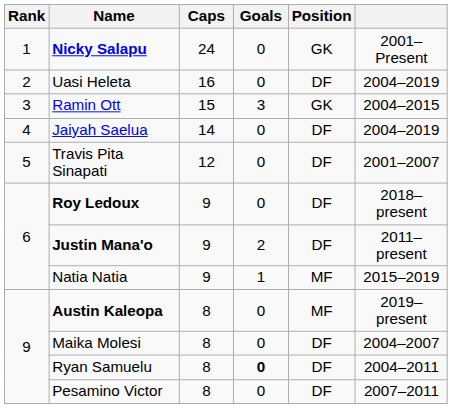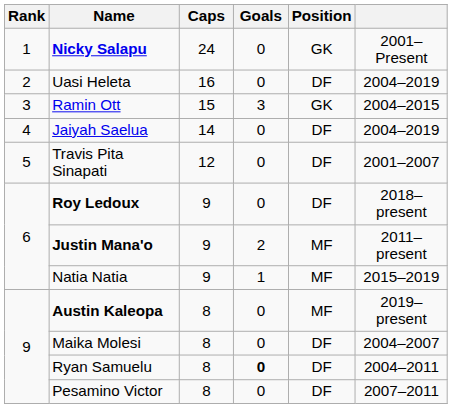(322, 245) DF -> (322, 245) MF
